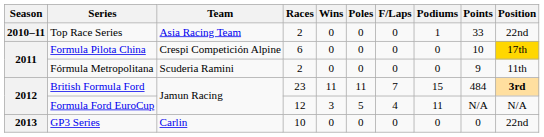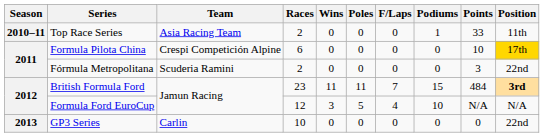(517, 32) 22nd -> (517, 32) 11th
(478, 68) 9 -> (478, 68) 3
(517, 68) 11th -> (517, 68) 22nd
(437, 105) 11 -> (437, 105) 10
